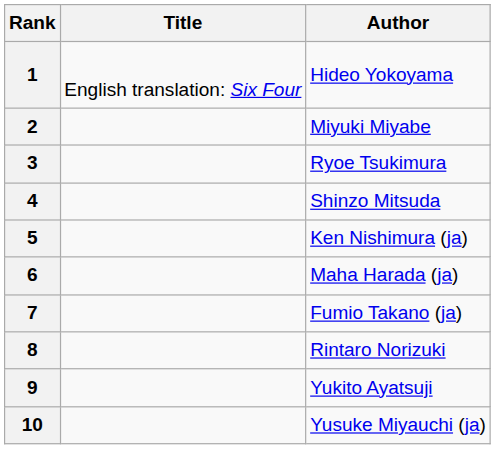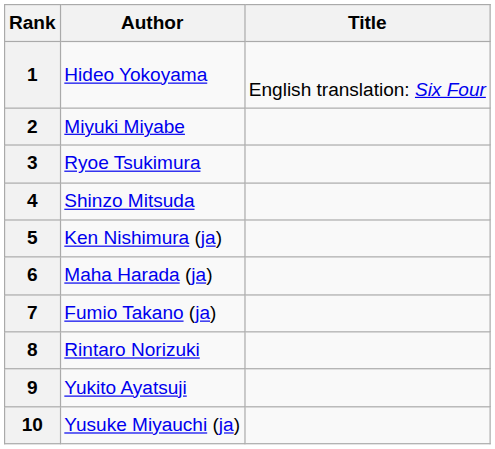columns swapped: (398, 23) <-> (183, 23)
